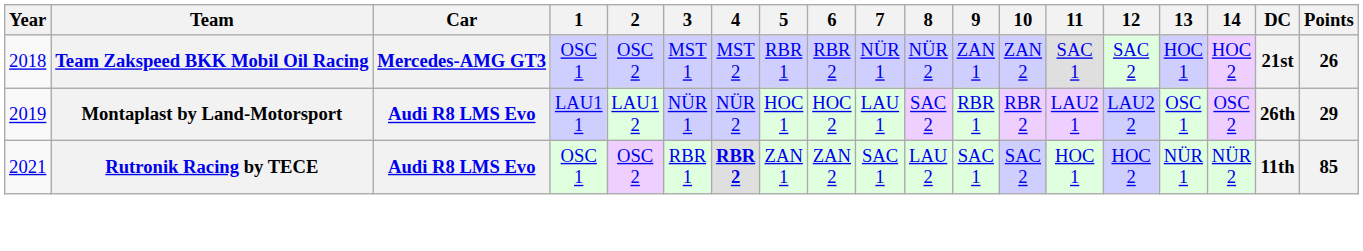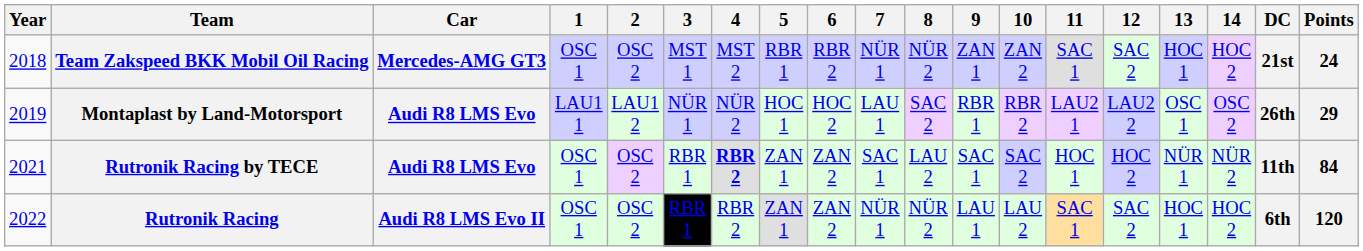(1329, 61) 26 -> (1329, 61) 24
(1329, 166) 85 -> (1329, 166) 84
+ row: (212, 219)
